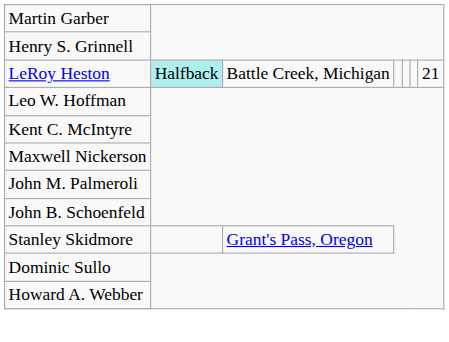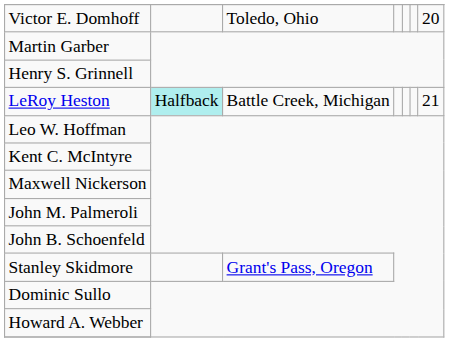+ row: (74, 18)
